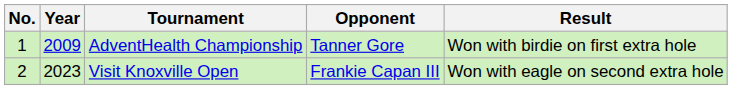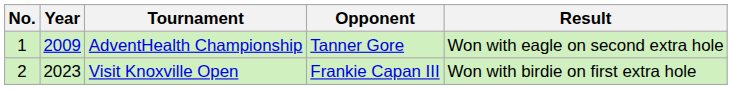(572, 45) Won with birdie on first extra hole -> (586, 45) Won with eagle on second extra hole
(586, 72) Won with eagle on second extra hole -> (572, 72) Won with birdie on first extra hole
